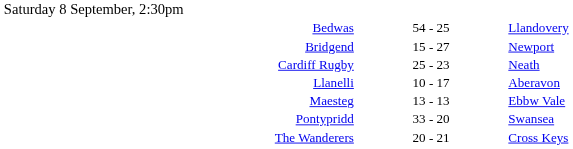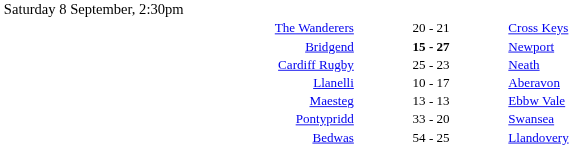rows swapped: (333, 28) <-> (314, 137)
(431, 46) normal -> (431, 46) bold
